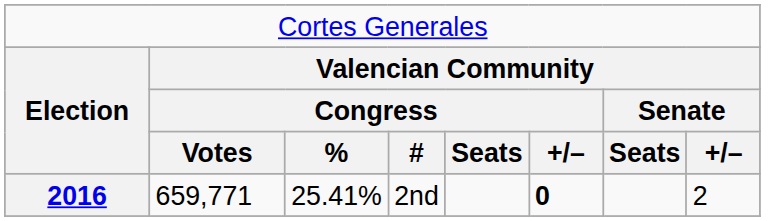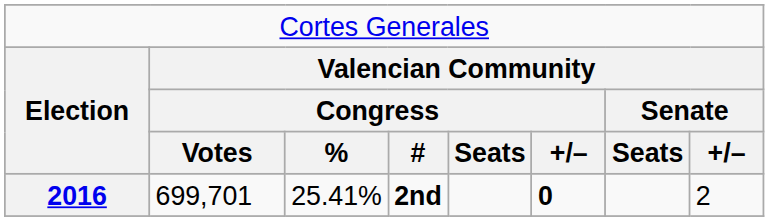(204, 196) 659,771 -> (204, 196) 699,701
(417, 196) normal -> (418, 196) bold
